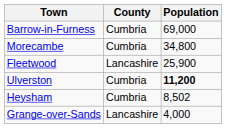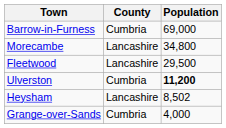(126, 47) Cumbria -> (132, 47) Lancashire
(180, 64) 25,900 -> (180, 64) 29,500
(126, 98) Cumbria -> (132, 98) Lancashire
(132, 115) Lancashire -> (126, 115) Cumbria
